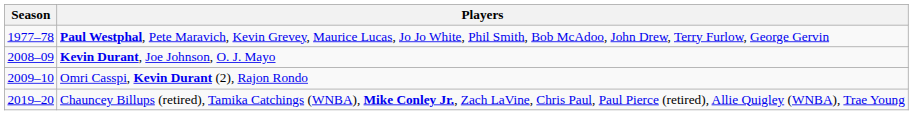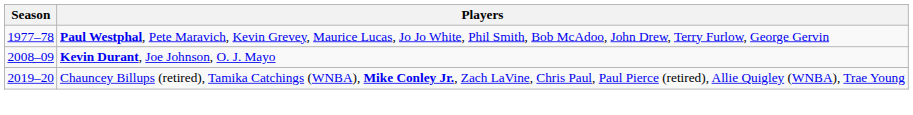- row: (184, 78)
